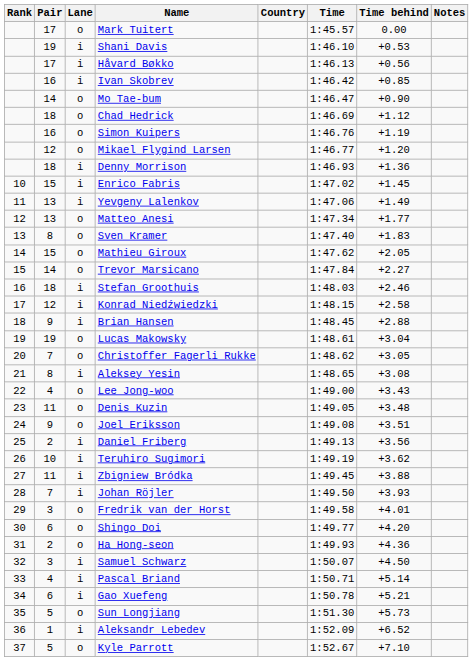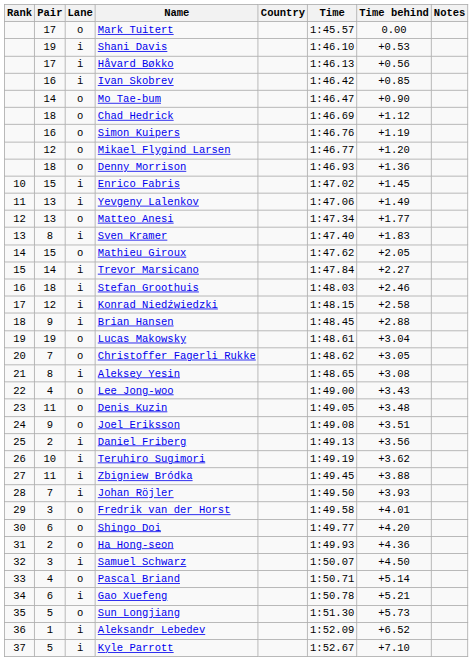(80, 167) i -> (80, 167) o
(80, 236) o -> (80, 236) i
(80, 270) o -> (80, 270) i
(80, 579) i -> (80, 579) o
(80, 648) o -> (80, 648) i
